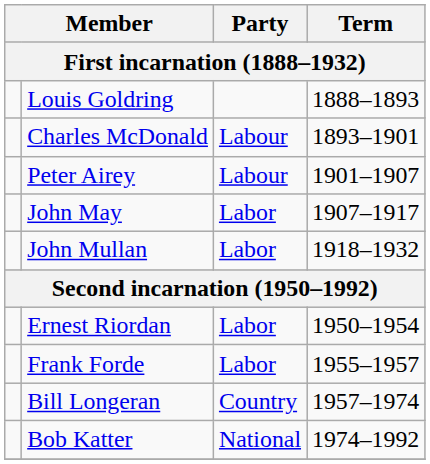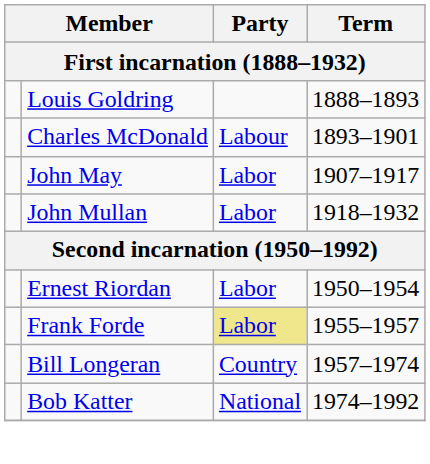- row: (81, 174)
(247, 363) no background -> (247, 325) khaki background
